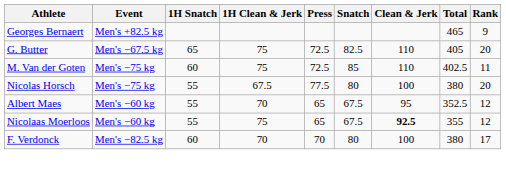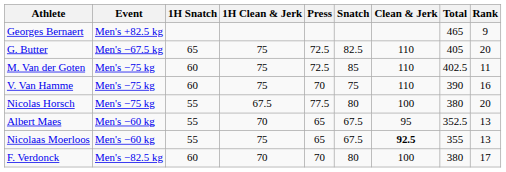+ row: (40, 86)
(485, 104) 12 -> (485, 122) 13
(485, 122) 12 -> (485, 140) 13
